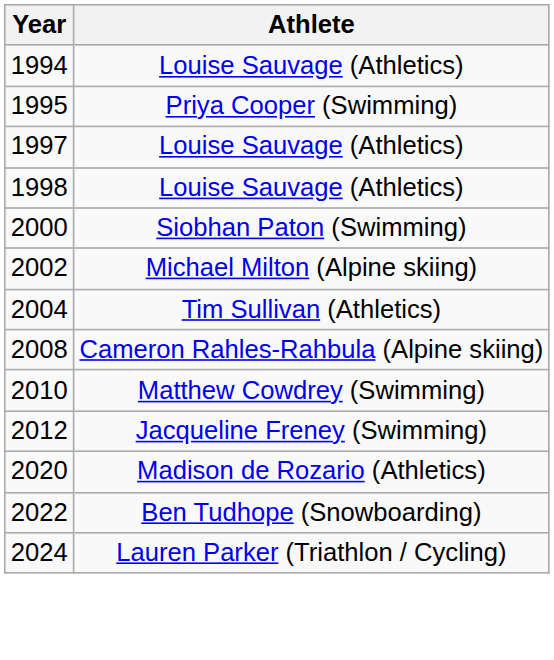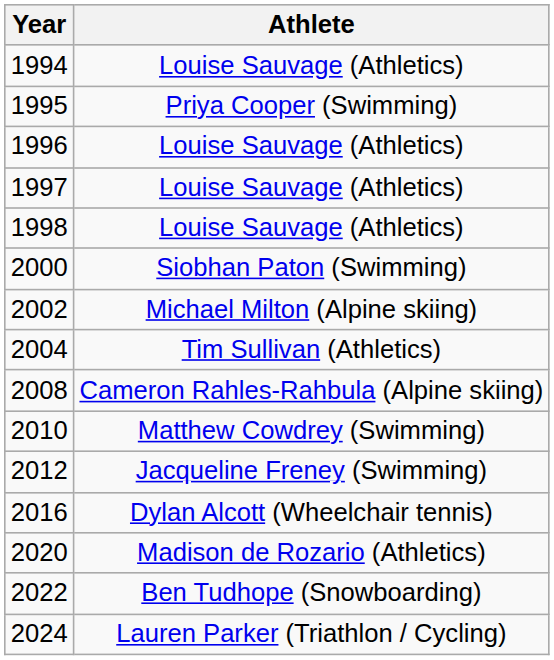+ row: (39, 146)
+ row: (39, 512)
